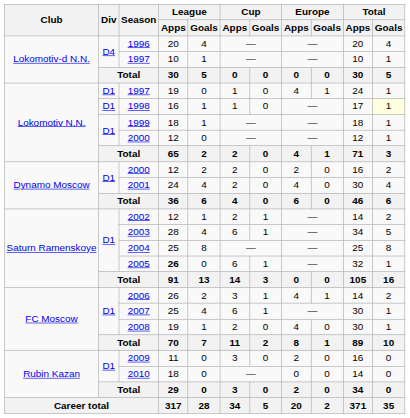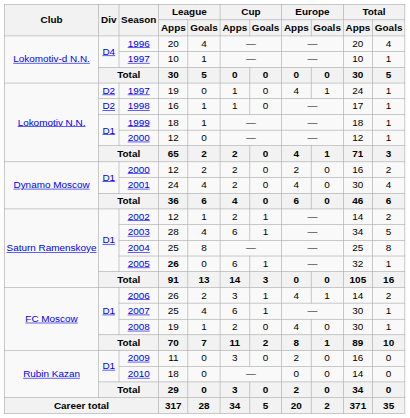(109, 91) D1 -> (109, 91) D2
(109, 106) D1 -> (109, 106) D2
(389, 106) lightyellow background -> (389, 106) no background
